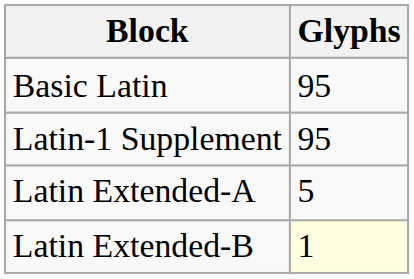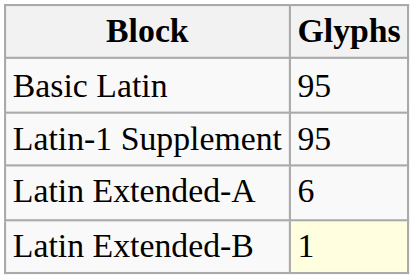(306, 191) 5 -> (306, 191) 6
